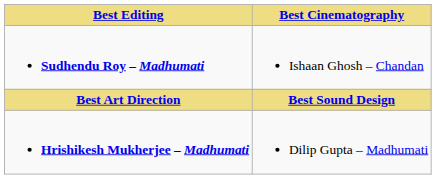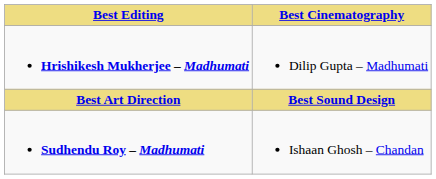rows swapped: (128, 150) <-> (128, 65)
